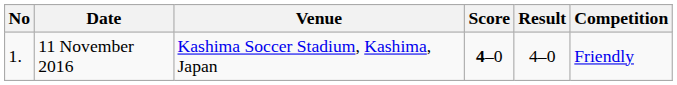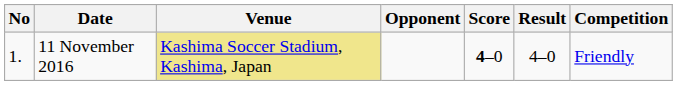+ column: (423, 18)
(304, 56) no background -> (251, 56) khaki background
